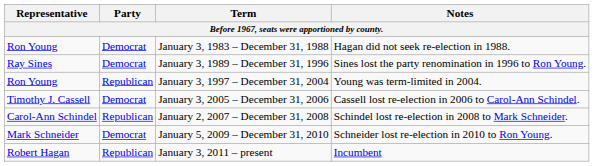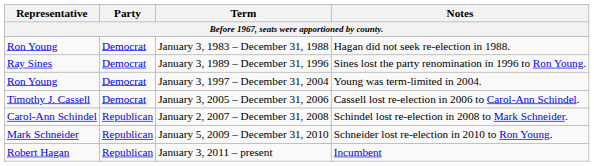(127, 81) Republican -> (124, 81) Democrat
(124, 134) Democrat -> (127, 134) Republican
